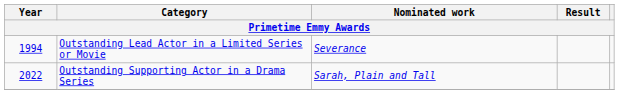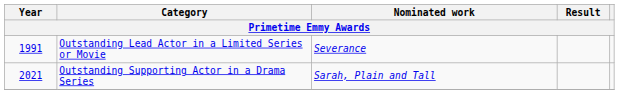(31, 49) 1994 -> (31, 49) 1991
(31, 76) 2022 -> (31, 76) 2021
